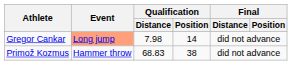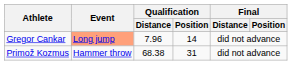(153, 39) 7.98 -> (153, 39) 7.96
(153, 53) 68.83 -> (153, 53) 68.38
(192, 53) 38 -> (192, 53) 31
